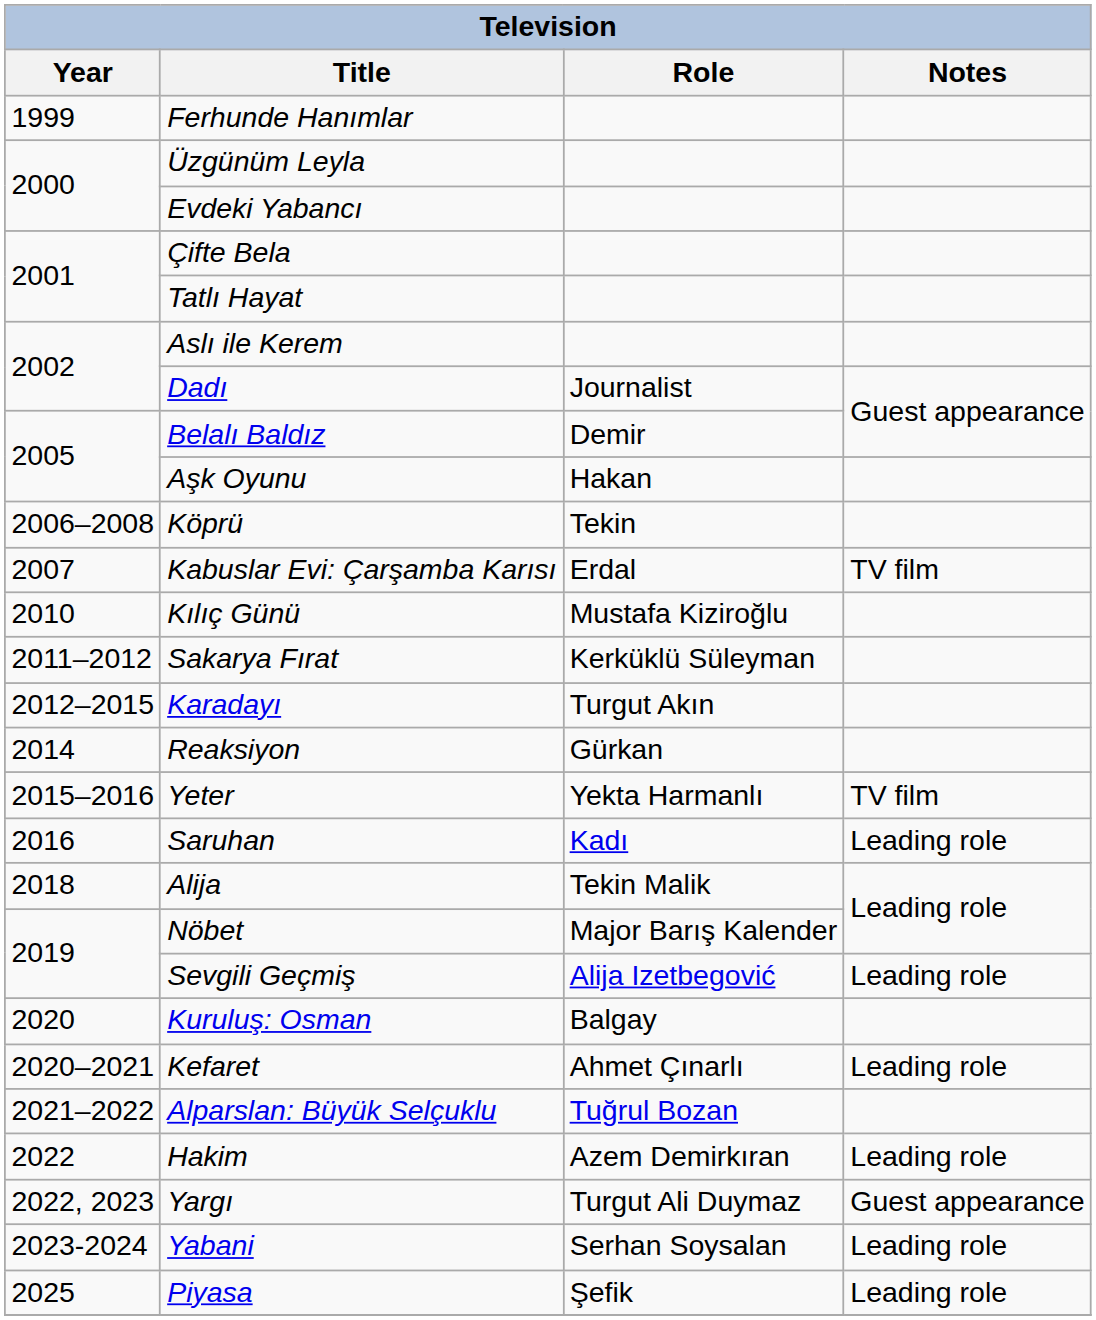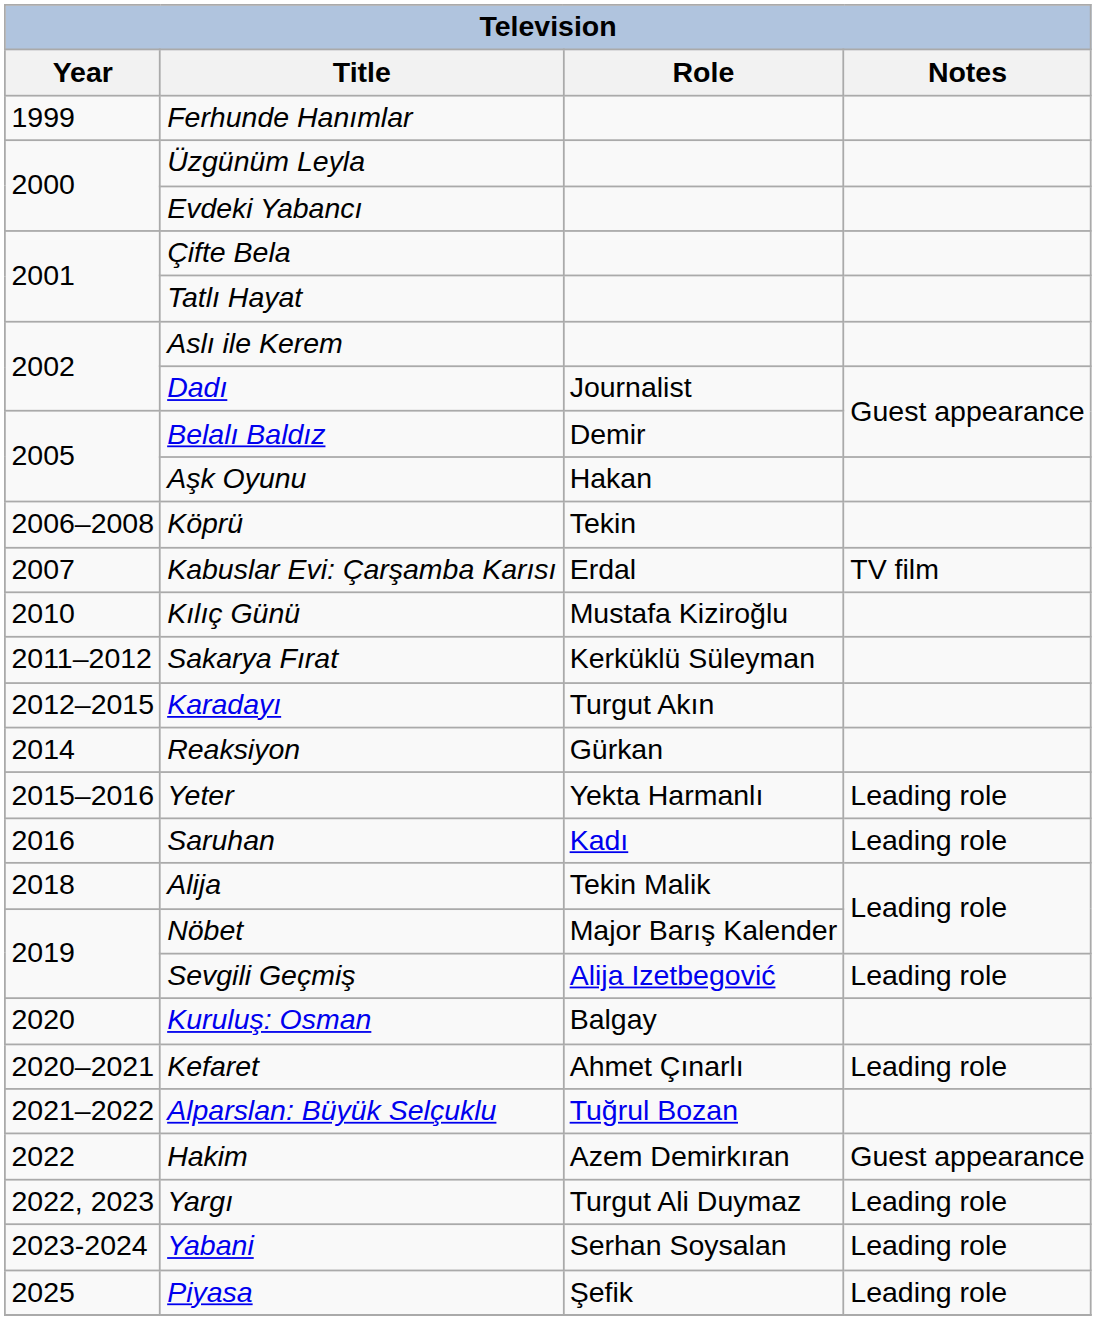(895, 794) TV film -> (929, 794) Leading role
(929, 1156) Leading role -> (967, 1156) Guest appearance
(967, 1201) Guest appearance -> (929, 1201) Leading role
